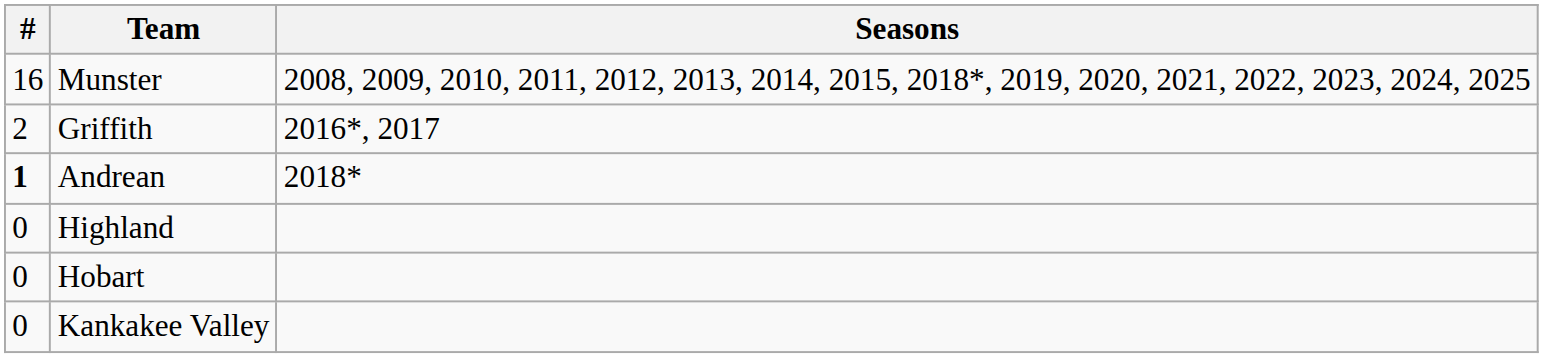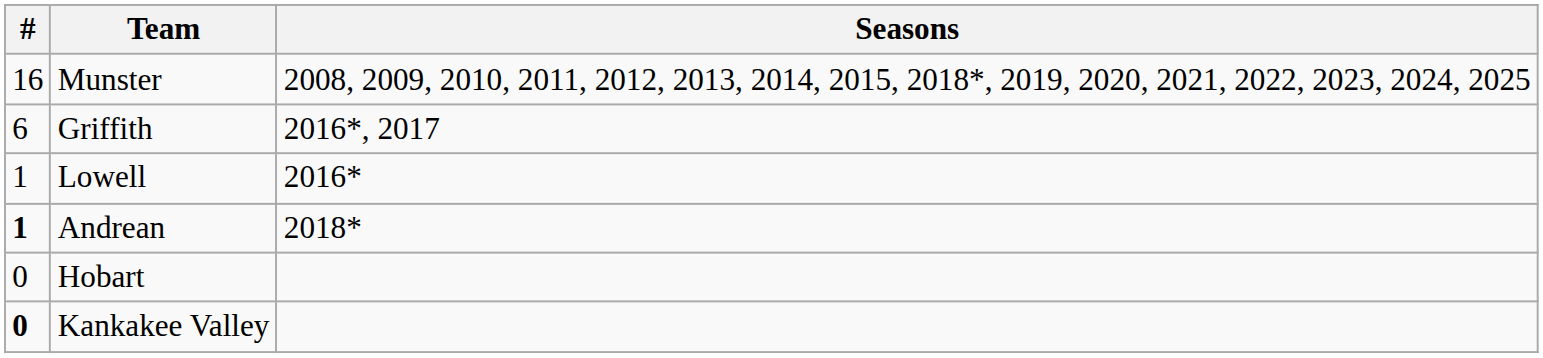(20, 128) 2 -> (20, 128) 6
+ row: (102, 177)
- row: (116, 227)
(20, 326) normal -> (20, 326) bold
